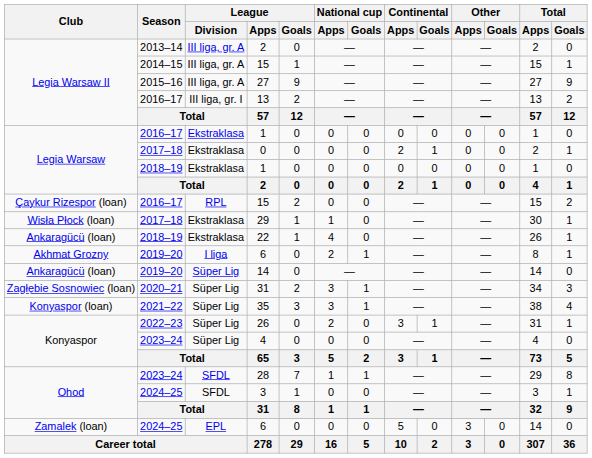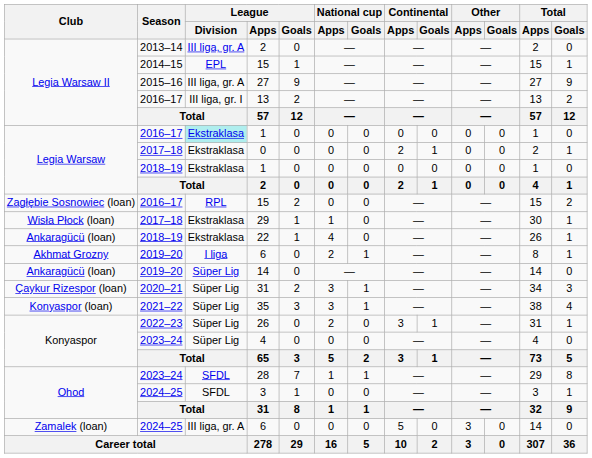(216, 64) III liga, gr. A -> (216, 64) EPL
(216, 133) no background -> (216, 133) paleturquoise background
(71, 202) Çaykur Rizespor (loan) -> (71, 202) Zagłębie Sosnowiec (loan)
(71, 289) Zagłębie Sosnowiec (loan) -> (71, 289) Çaykur Rizespor (loan)
(216, 427) EPL -> (216, 427) III liga, gr. A
